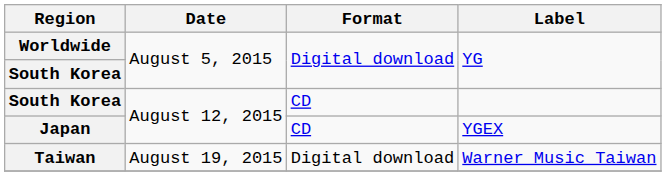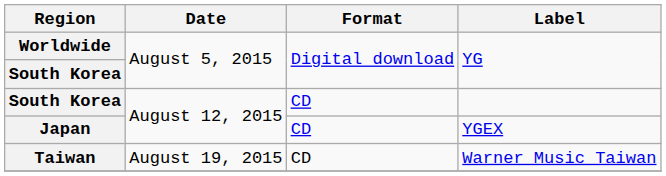(372, 157) Digital download -> (301, 157) CD
